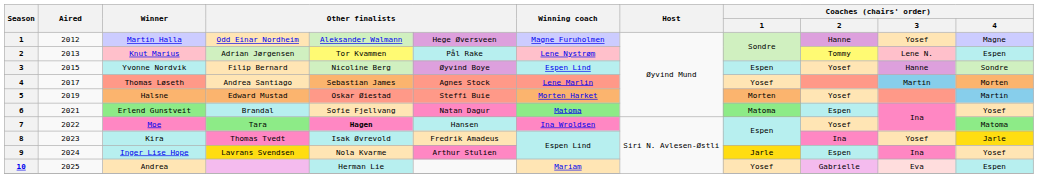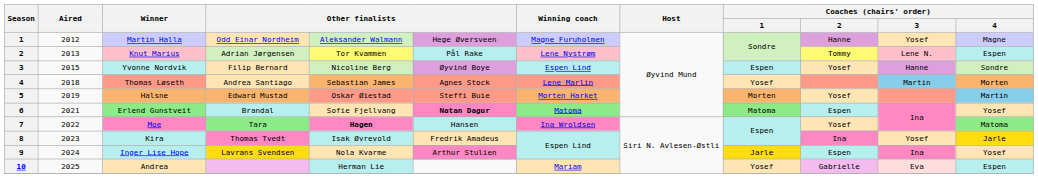(70, 81) 2017 -> (70, 81) 2018
(465, 110) normal -> (465, 110) bold
